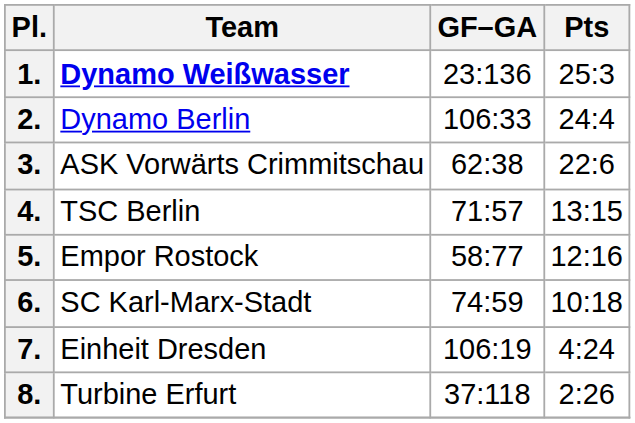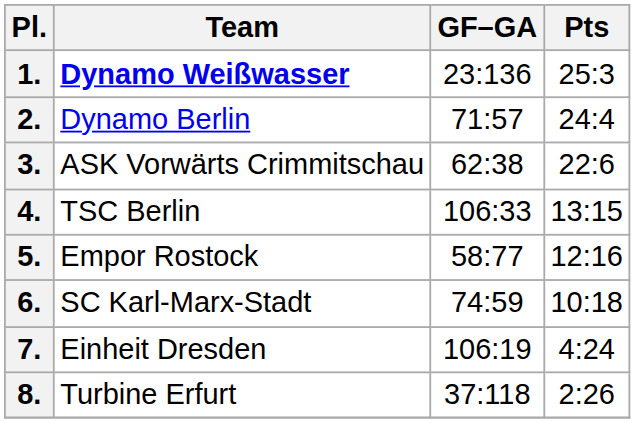(487, 119) 106:33 -> (487, 119) 71:57
(487, 211) 71:57 -> (487, 211) 106:33
